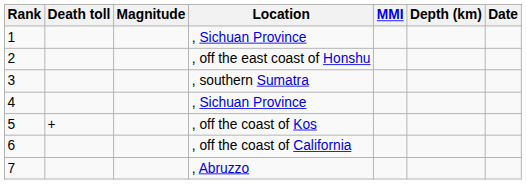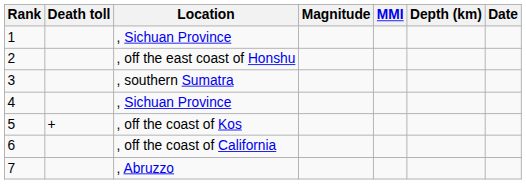columns swapped: (151, 15) <-> (281, 15)
